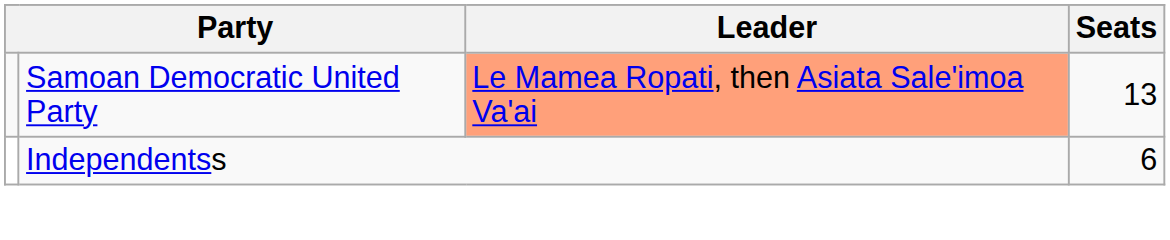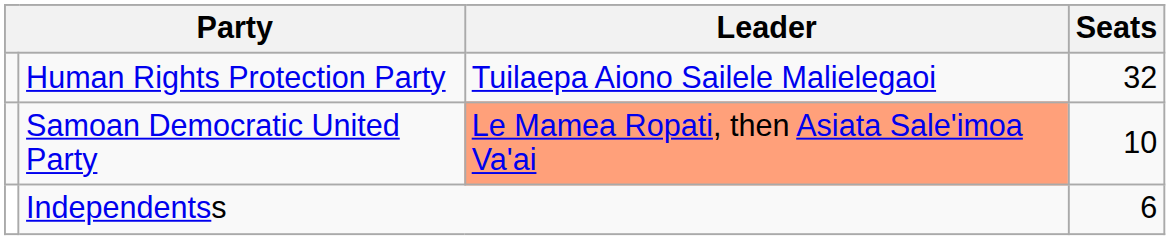+ row: (236, 77)
(1140, 94) 13 -> (1140, 142) 10
